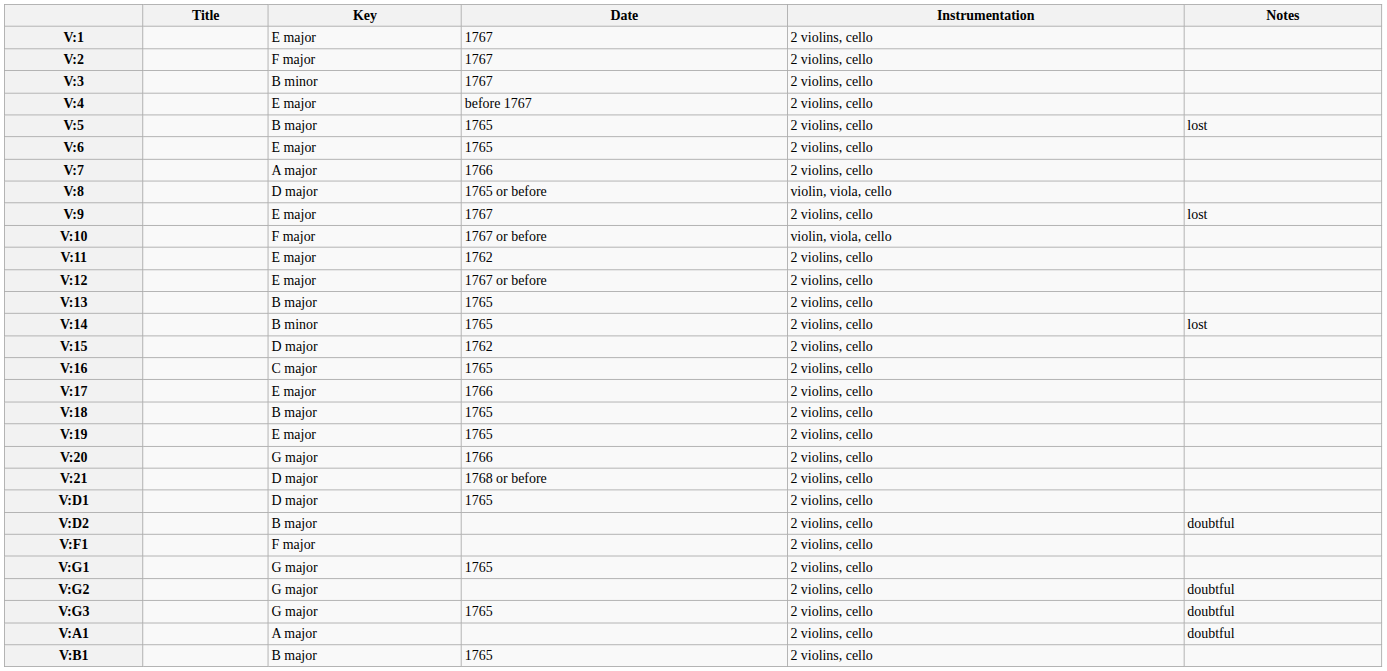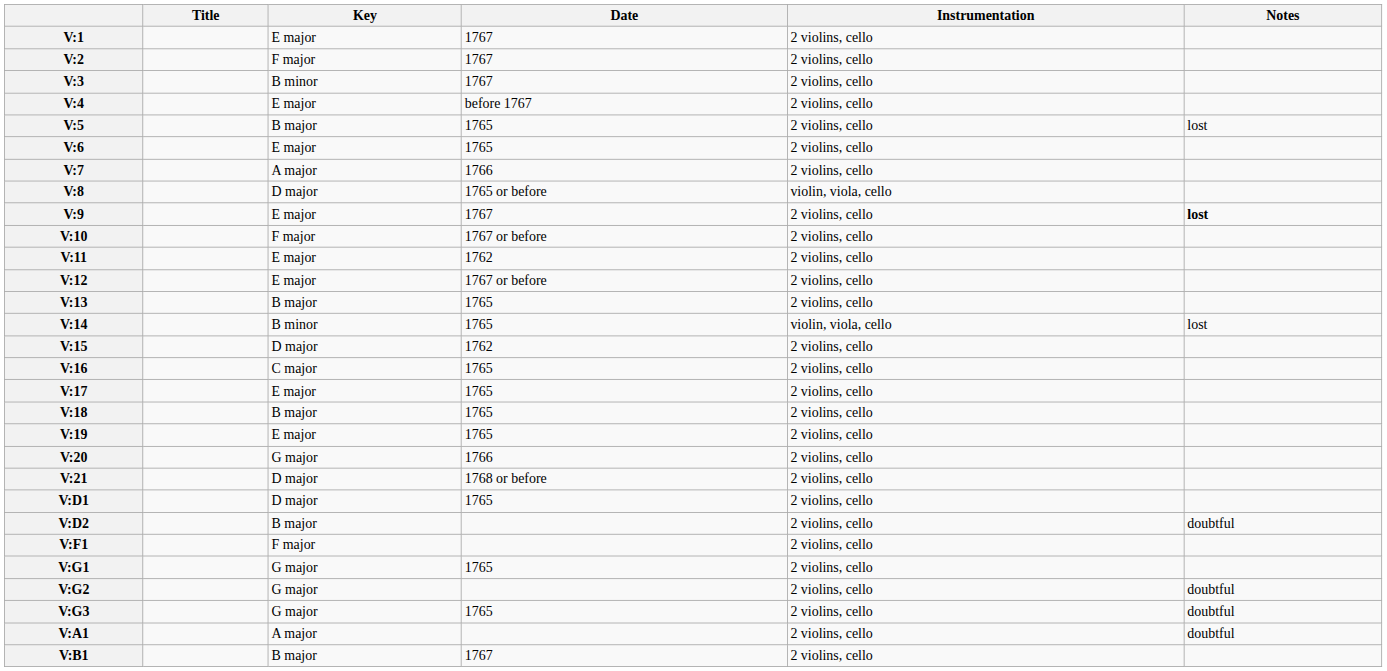(1197, 214) normal -> (1198, 214) bold
(841, 236) violin, viola, cello -> (832, 236) 2 violins, cello
(832, 324) 2 violins, cello -> (841, 324) violin, viola, cello
(479, 390) 1766 -> (479, 390) 1765
(479, 655) 1765 -> (479, 655) 1767
